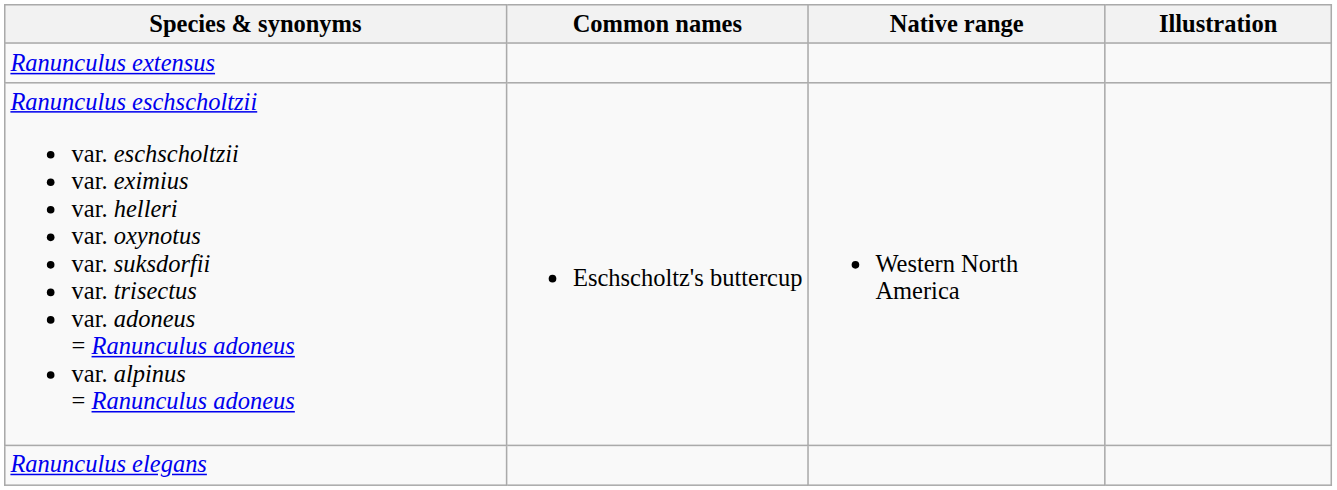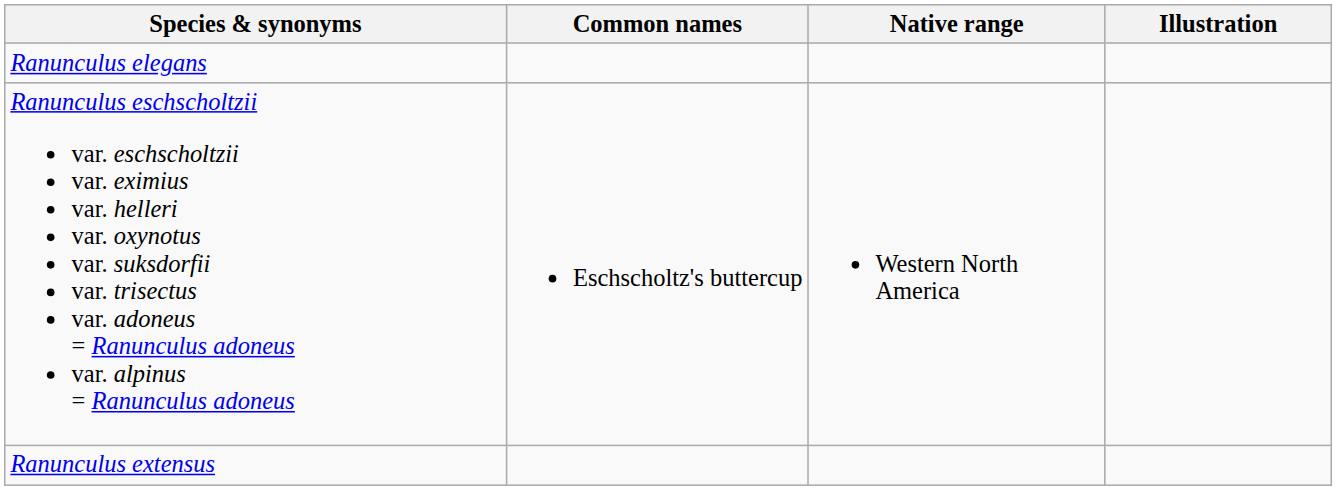rows swapped: (109, 464) <-> (113, 62)
